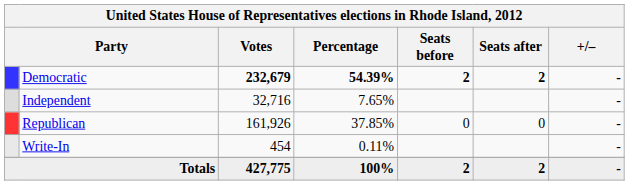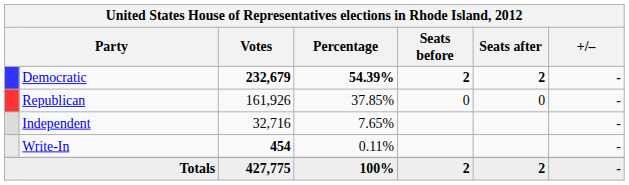rows swapped: (54, 123) <-> (56, 100)
(280, 146) normal -> (280, 146) bold
